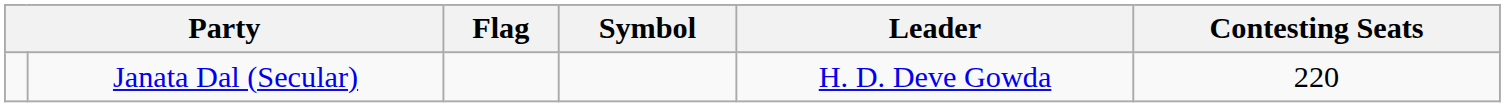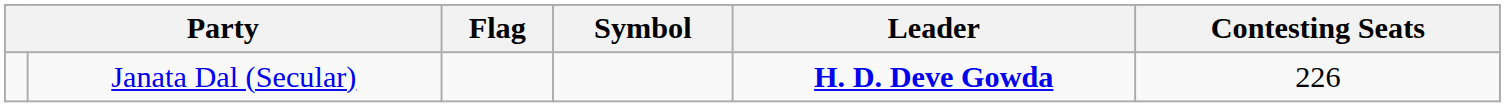(935, 76) normal -> (934, 76) bold
(1317, 76) 220 -> (1318, 76) 226
